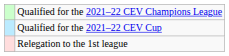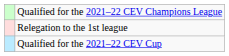rows swapped: (90, 28) <-> (72, 43)
